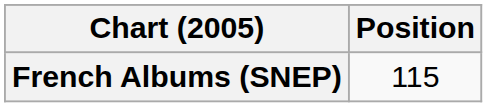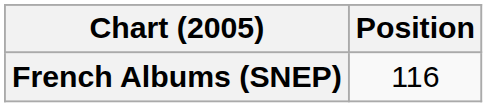(415, 76) 115 -> (415, 76) 116
